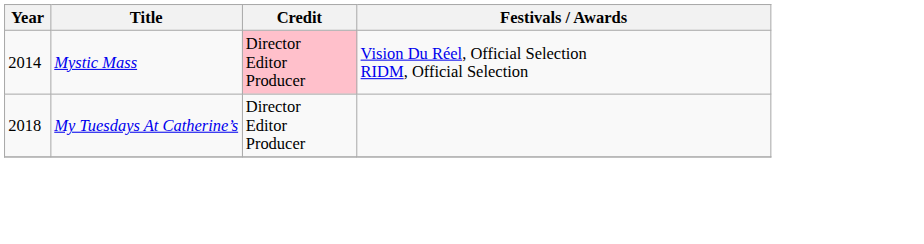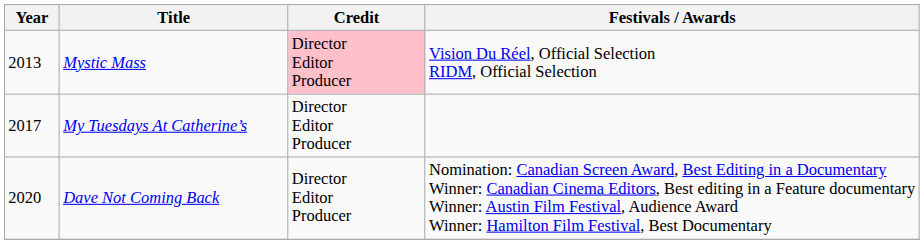(25, 62) 2014 -> (25, 62) 2013
(25, 125) 2018 -> (25, 125) 2017
+ row: (141, 197)
